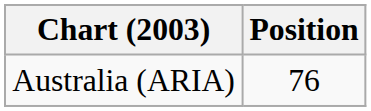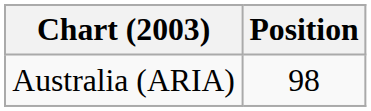(304, 79) 76 -> (304, 79) 98
